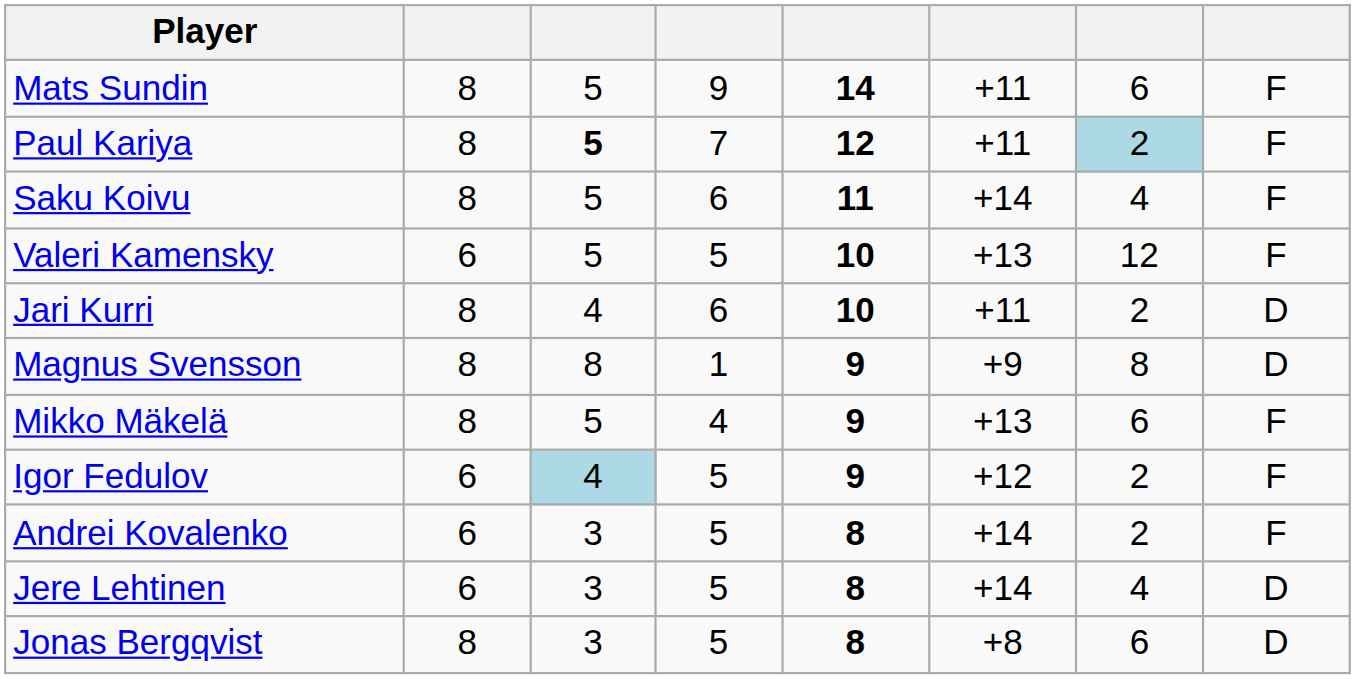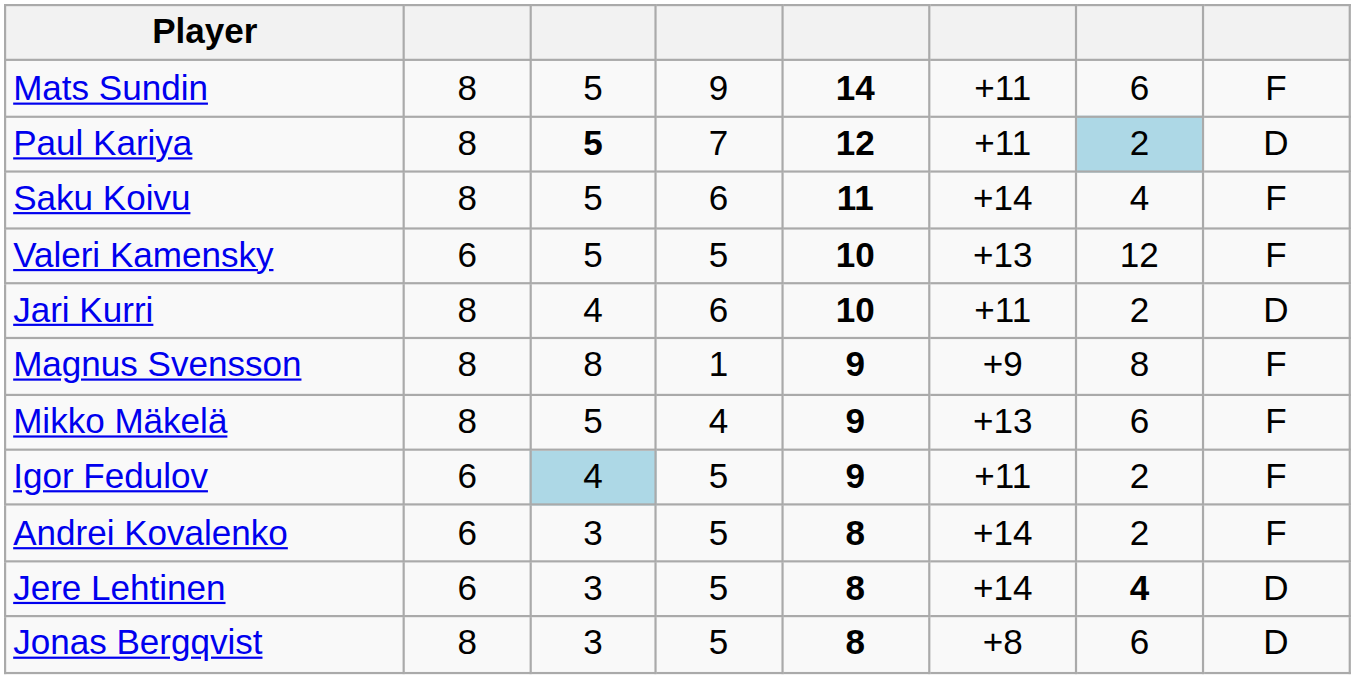(1276, 143) F -> (1276, 143) D
(1276, 365) D -> (1276, 365) F
(1003, 476) +12 -> (1003, 476) +11
(1139, 587) normal -> (1139, 587) bold
